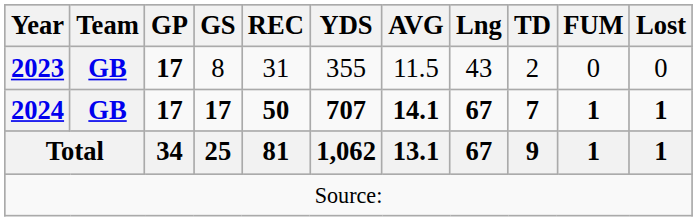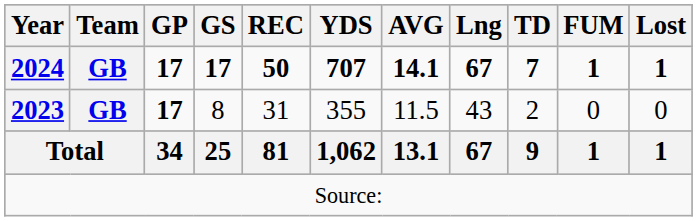rows swapped: (38, 67) <-> (38, 109)
